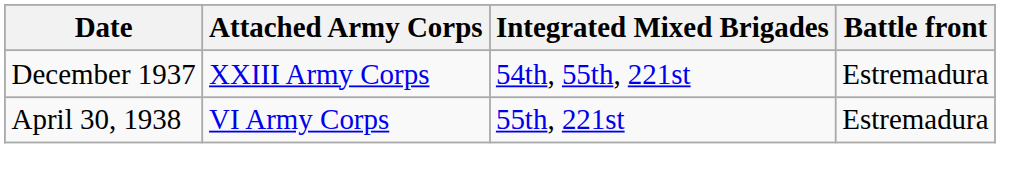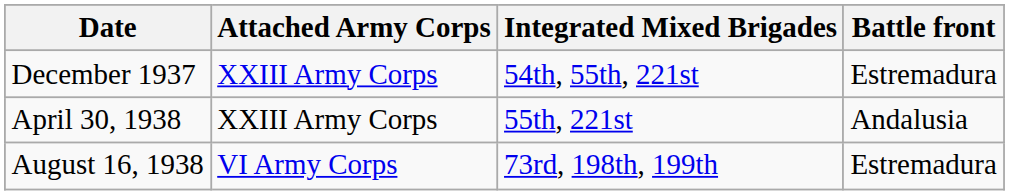(299, 119) VI Army Corps -> (327, 119) XXIII Army Corps
(915, 119) Estremadura -> (909, 119) Andalusia
+ row: (108, 165)
